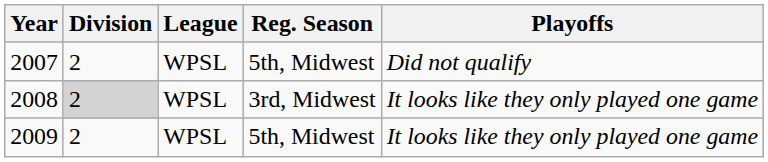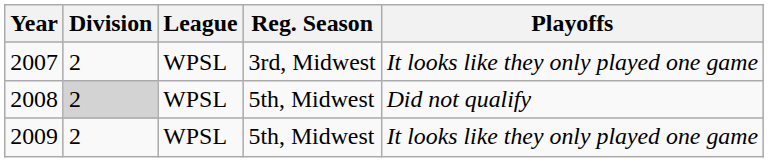(311, 61) 5th, Midwest -> (312, 61) 3rd, Midwest
(459, 61) Did not qualify -> (572, 61) It looks like they only played one game
(312, 99) 3rd, Midwest -> (311, 99) 5th, Midwest
(572, 99) It looks like they only played one game -> (459, 99) Did not qualify
